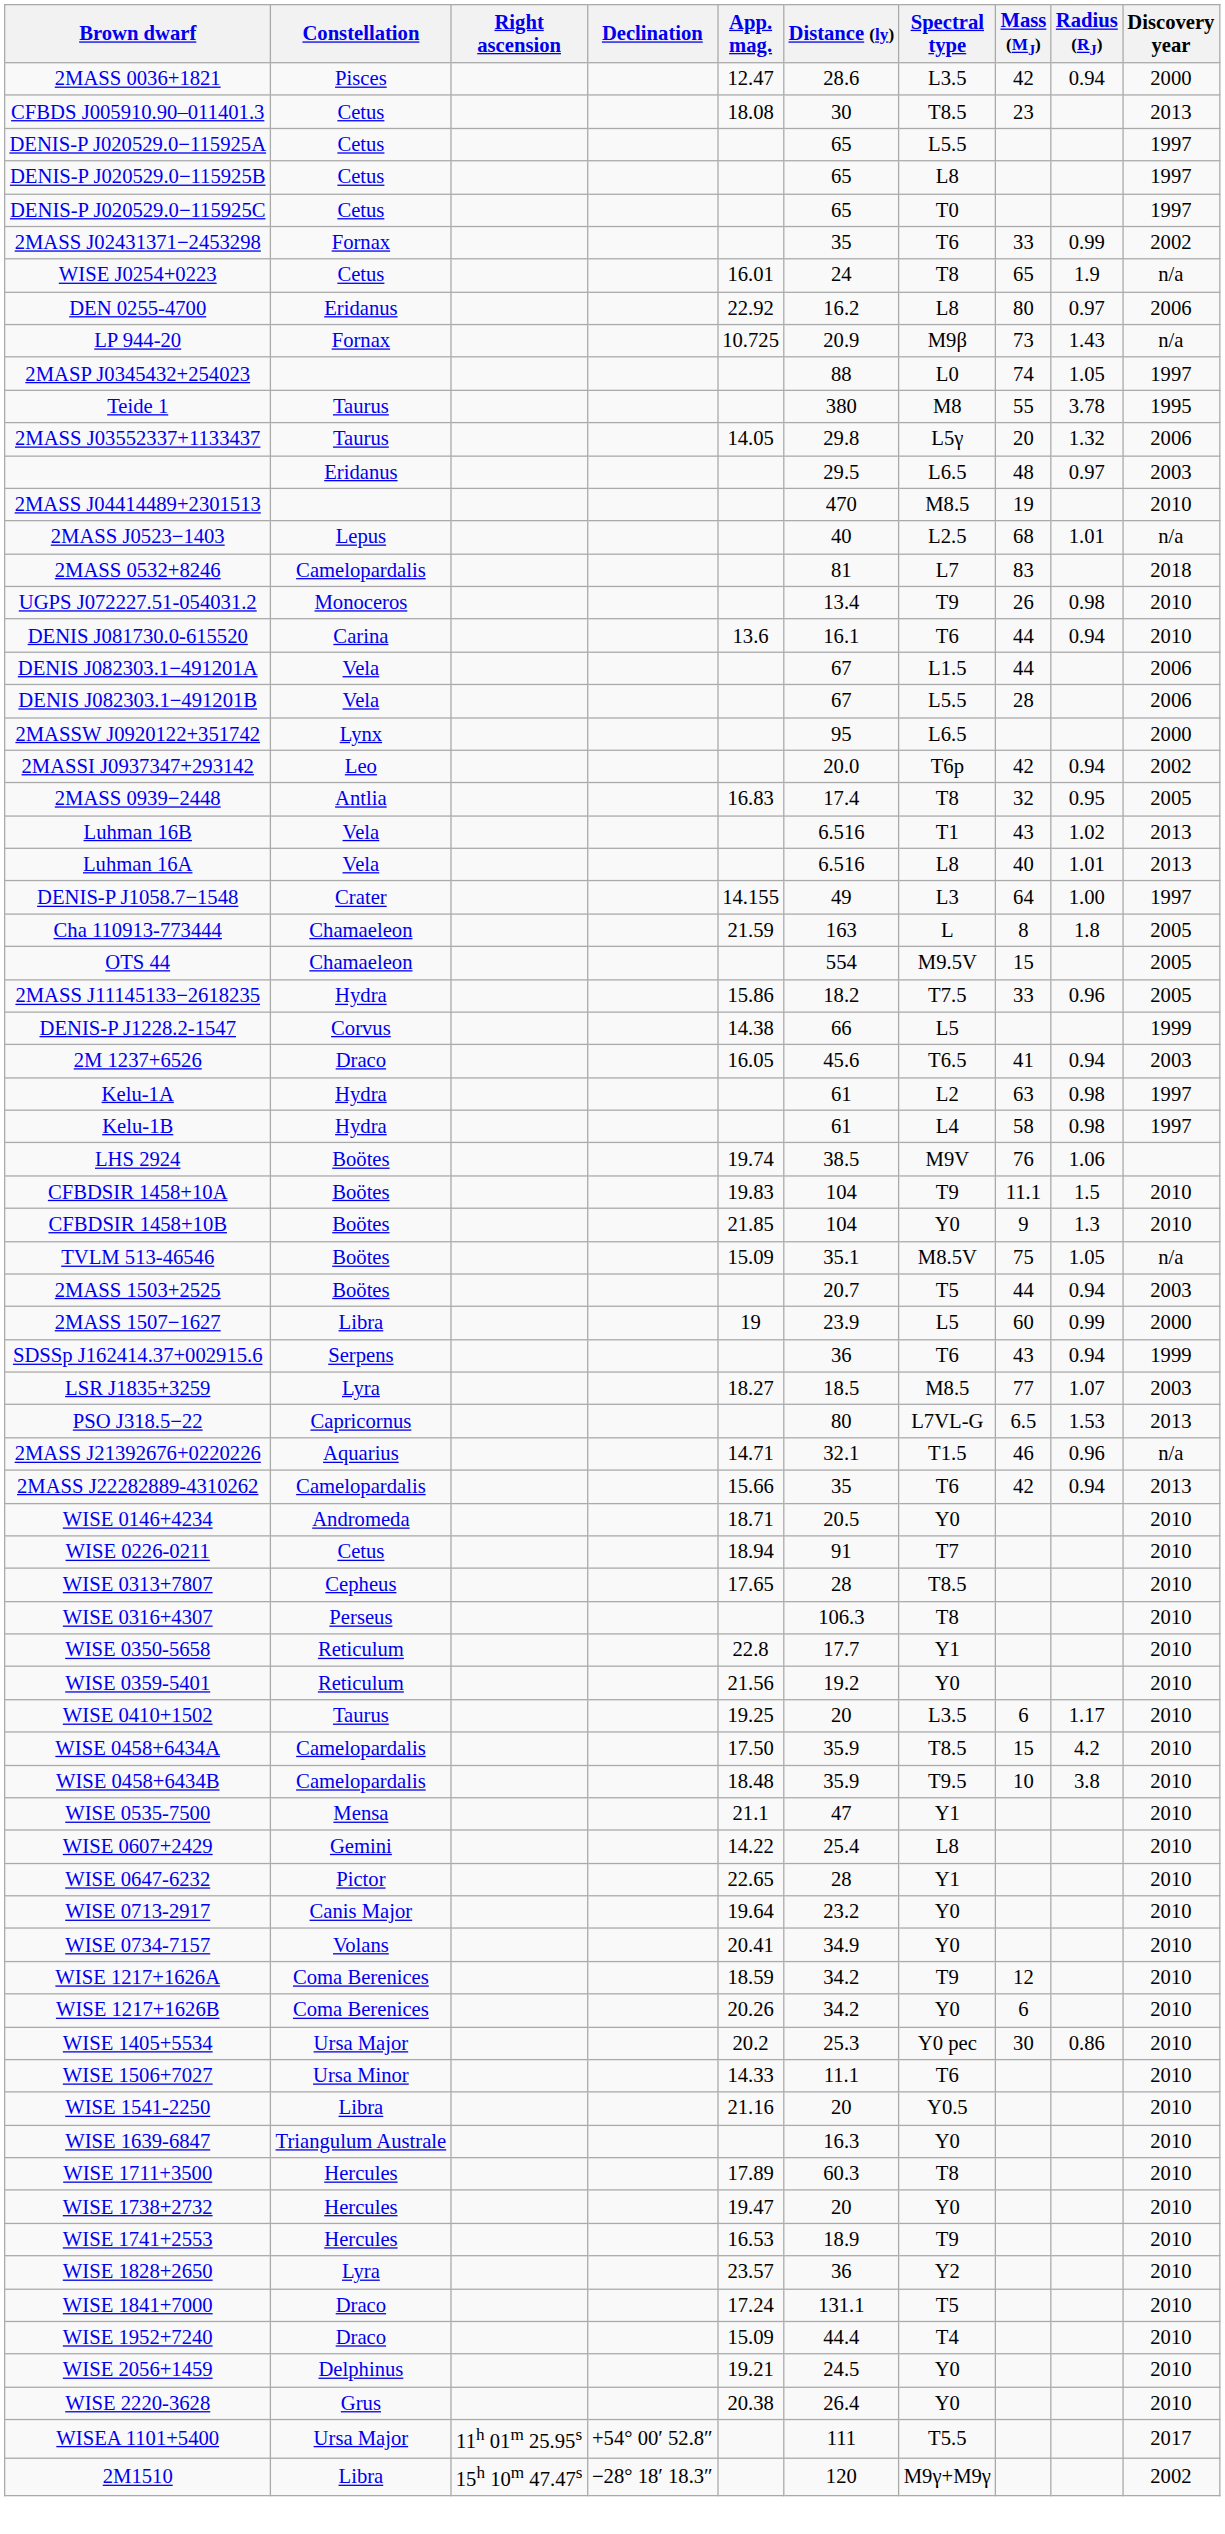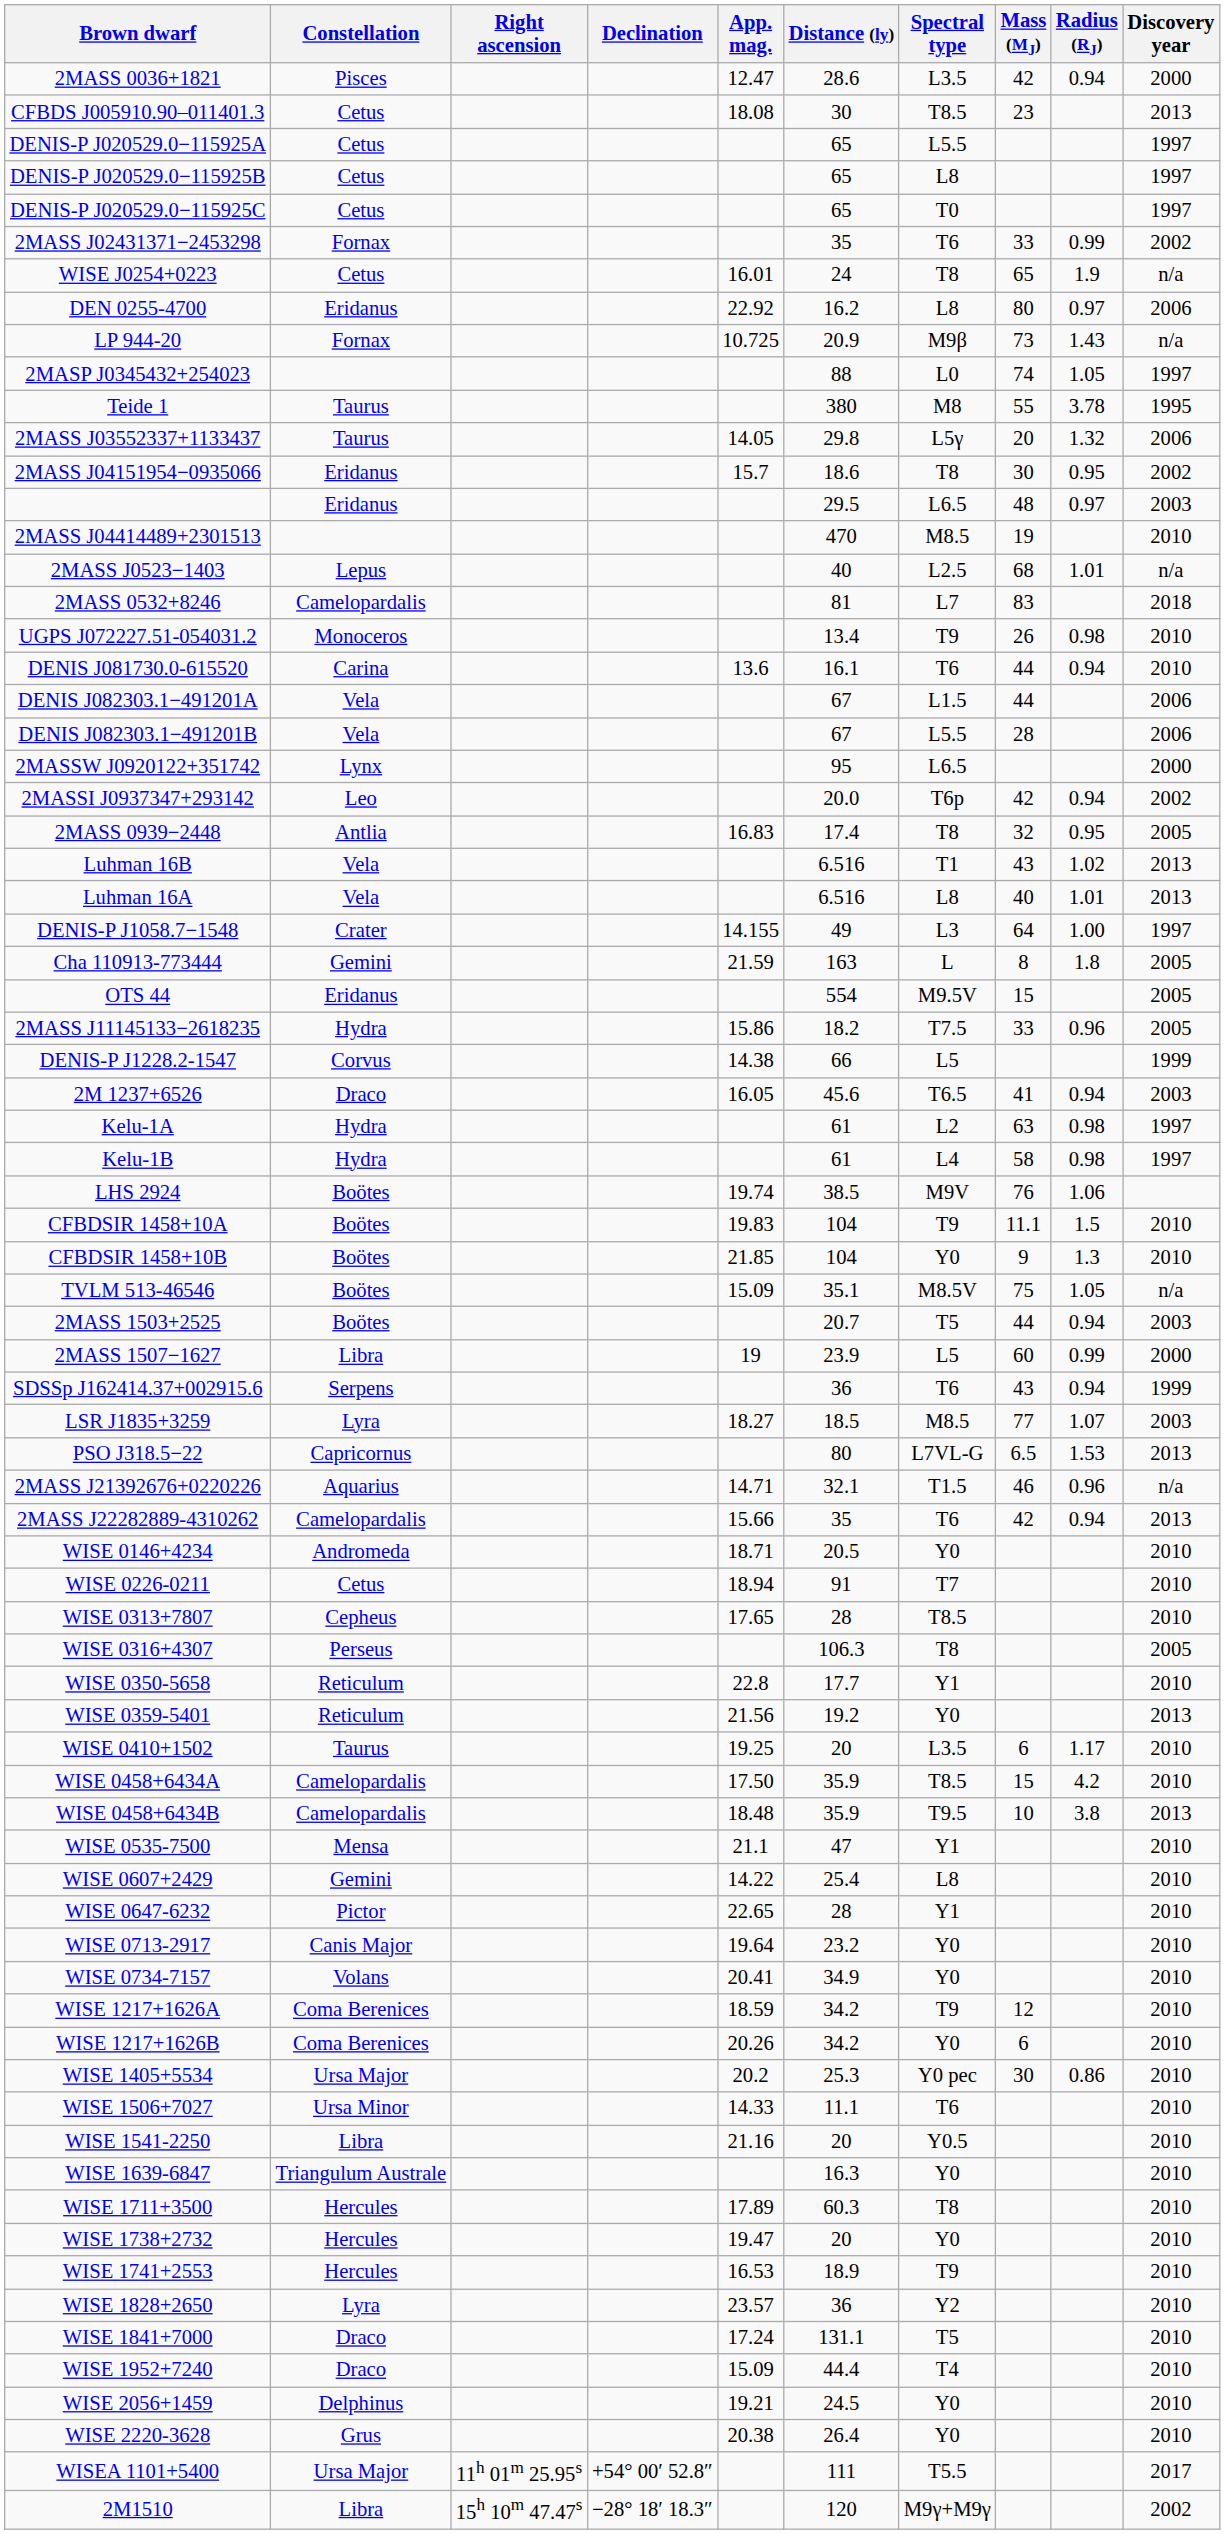+ row: (138, 471)
(361, 930) Chamaeleon -> (361, 962) Gemini
(361, 962) Chamaeleon -> (361, 995) Eridanus
(1171, 1617) 2010 -> (1171, 1650) 2005
(1171, 1682) 2010 -> (1171, 1715) 2013
(1171, 1781) 2010 -> (1171, 1813) 2013
